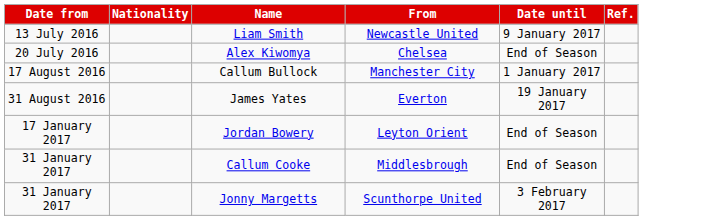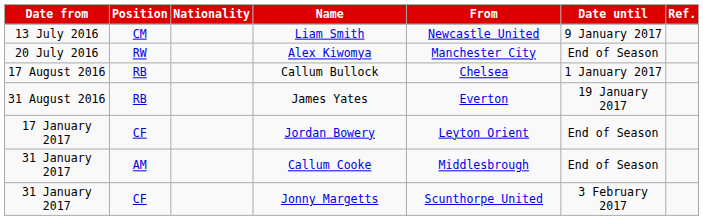+ column: (140, 14)
(422, 53) Chelsea -> (484, 53) Manchester City
(422, 72) Manchester City -> (484, 72) Chelsea
